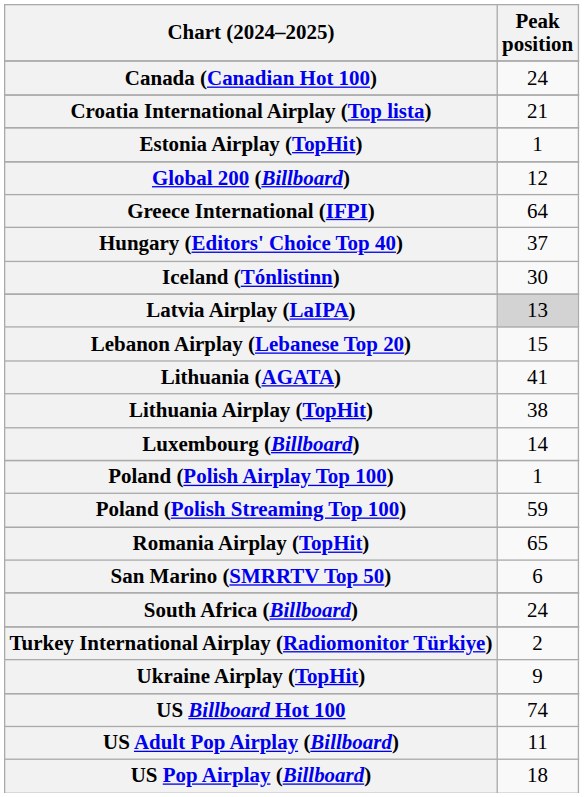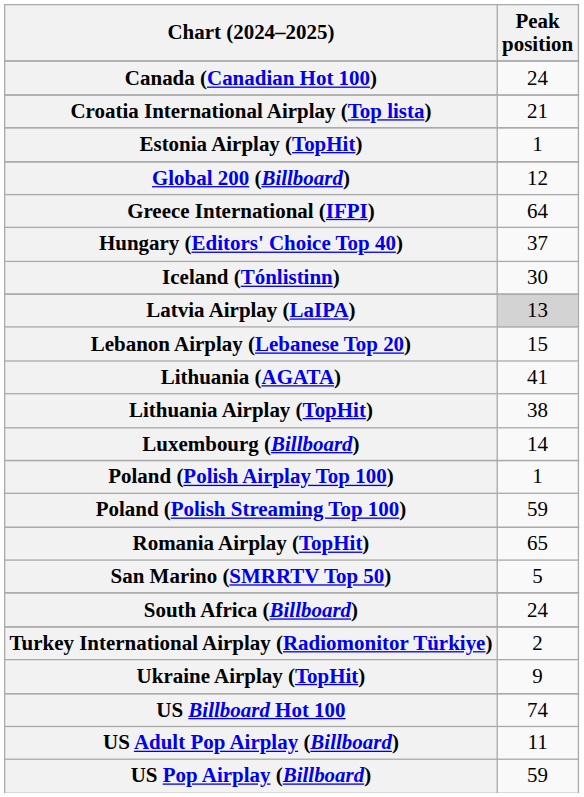(538, 576) 6 -> (538, 576) 5
(538, 776) 18 -> (538, 776) 59
